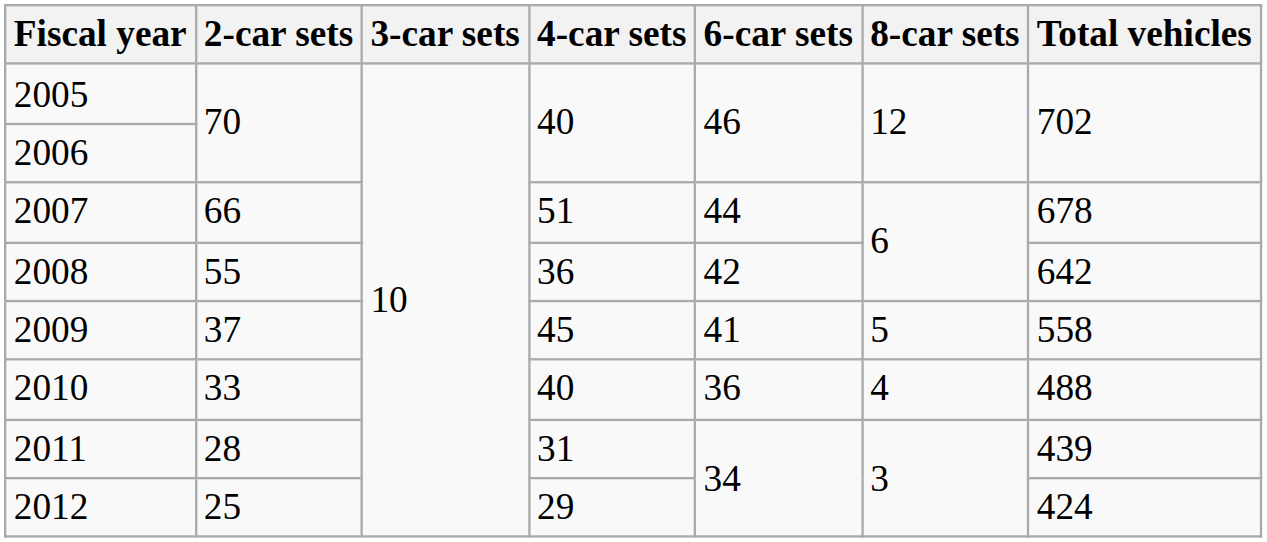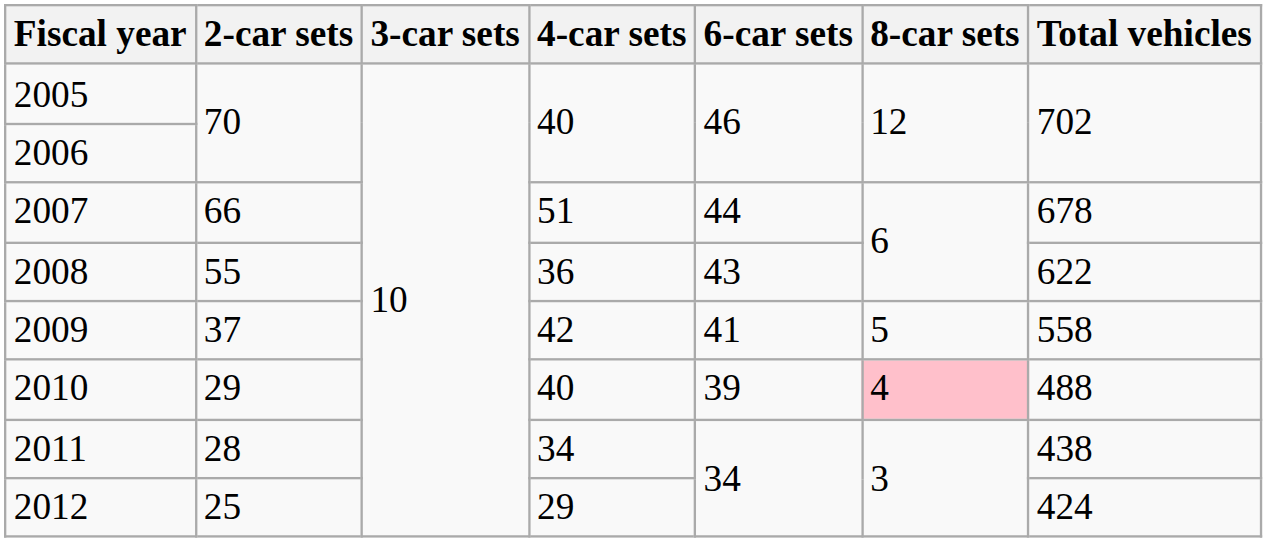(722, 270) 42 -> (722, 270) 43
(1065, 270) 642 -> (1065, 270) 622
(556, 329) 45 -> (556, 329) 42
(222, 388) 33 -> (222, 388) 29
(722, 388) 36 -> (722, 388) 39
(880, 388) no background -> (880, 388) pink background
(556, 447) 31 -> (556, 447) 34
(1065, 447) 439 -> (1065, 447) 438
